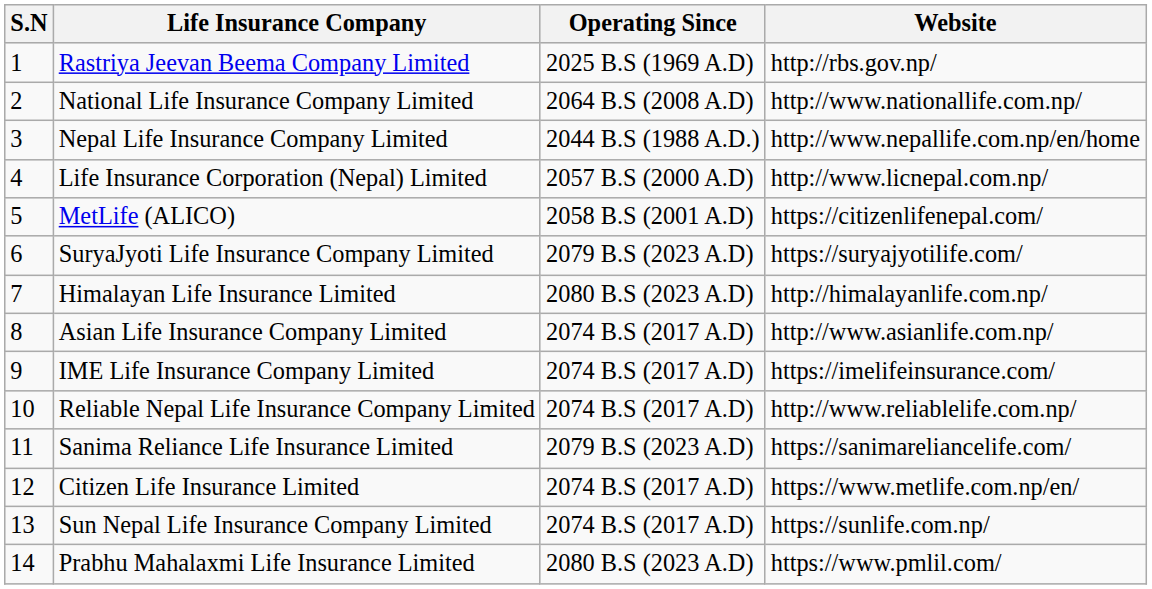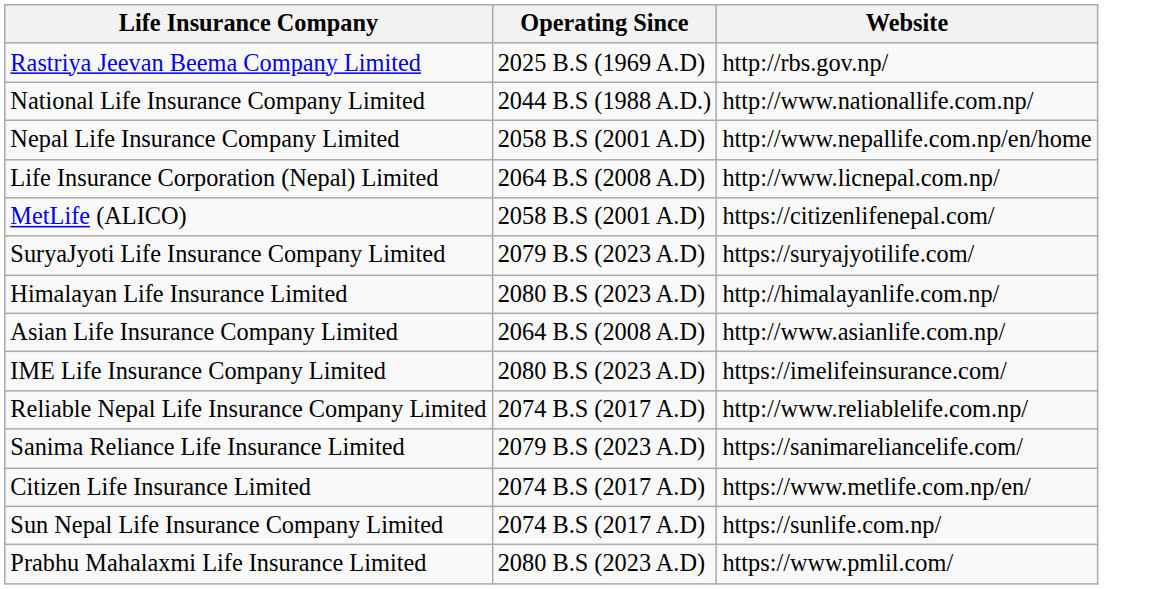- column: (29, 23)
(650, 100) 2064 B.S (2008 A.D) -> (604, 100) 2044 B.S (1988 A.D.)
(653, 139) 2044 B.S (1988 A.D.) -> (601, 139) 2058 B.S (2001 A.D)
(650, 178) 2057 B.S (2000 A.D) -> (601, 178) 2064 B.S (2008 A.D)
(650, 332) 2074 B.S (2017 A.D) -> (601, 332) 2064 B.S (2008 A.D)
(650, 370) 2074 B.S (2017 A.D) -> (601, 370) 2080 B.S (2023 A.D)
